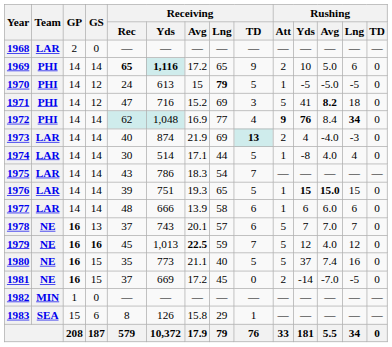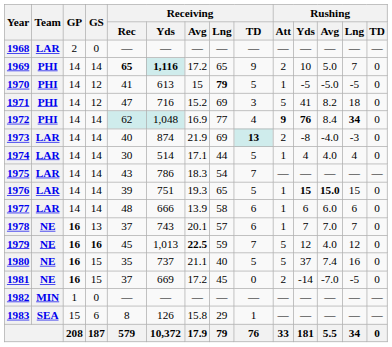(354, 66) 6 -> (354, 66) 7
(127, 84) 24 -> (127, 84) 41
(330, 102) bold -> (330, 102) normal
(306, 137) 4 -> (305, 137) -8
(305, 155) -8 -> (306, 155) 4
(283, 226) 5 -> (283, 226) 1
(165, 262) 773 -> (165, 262) 737
